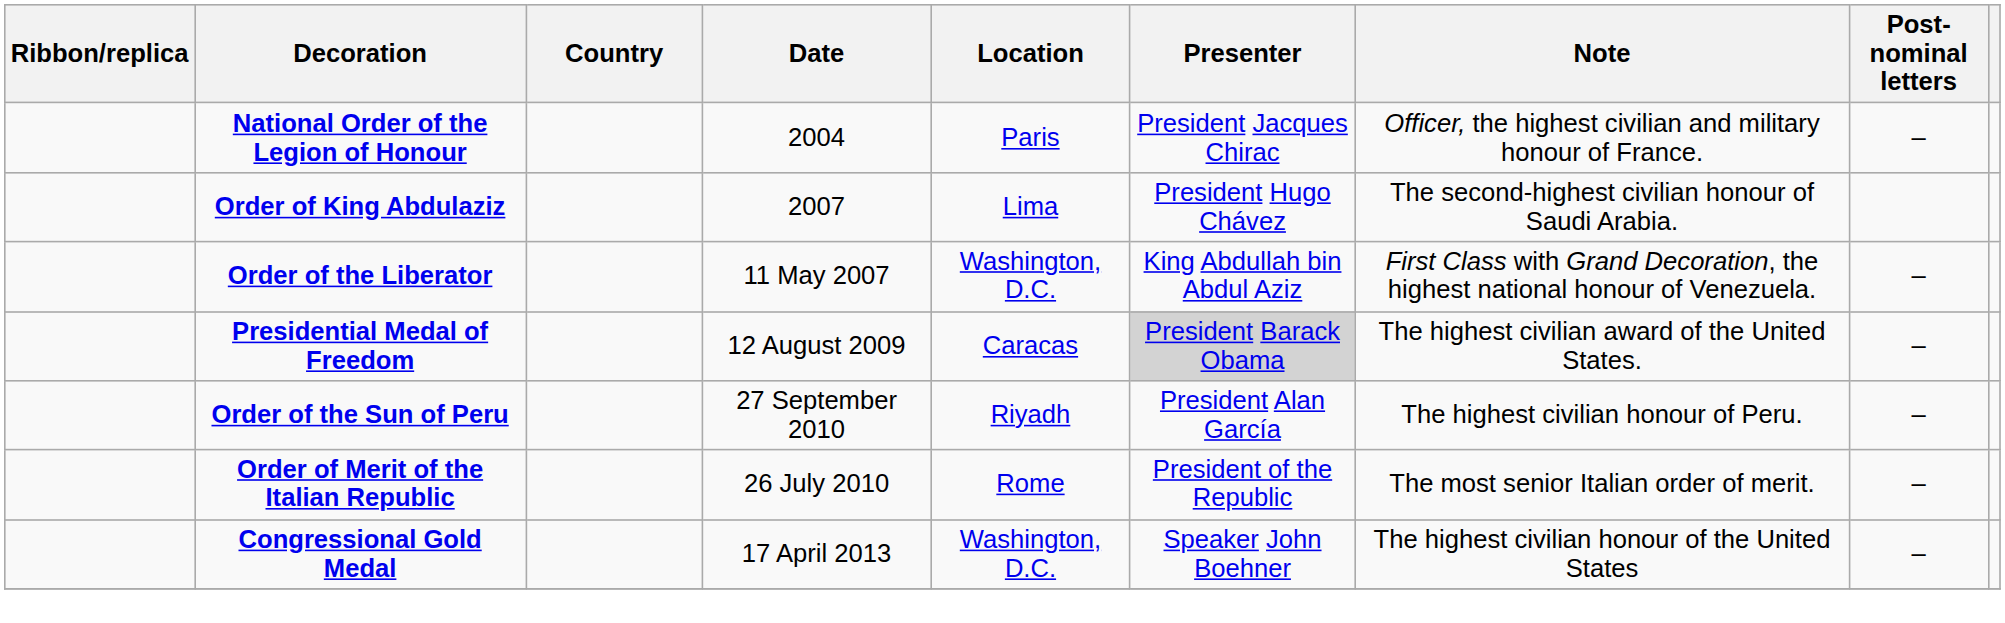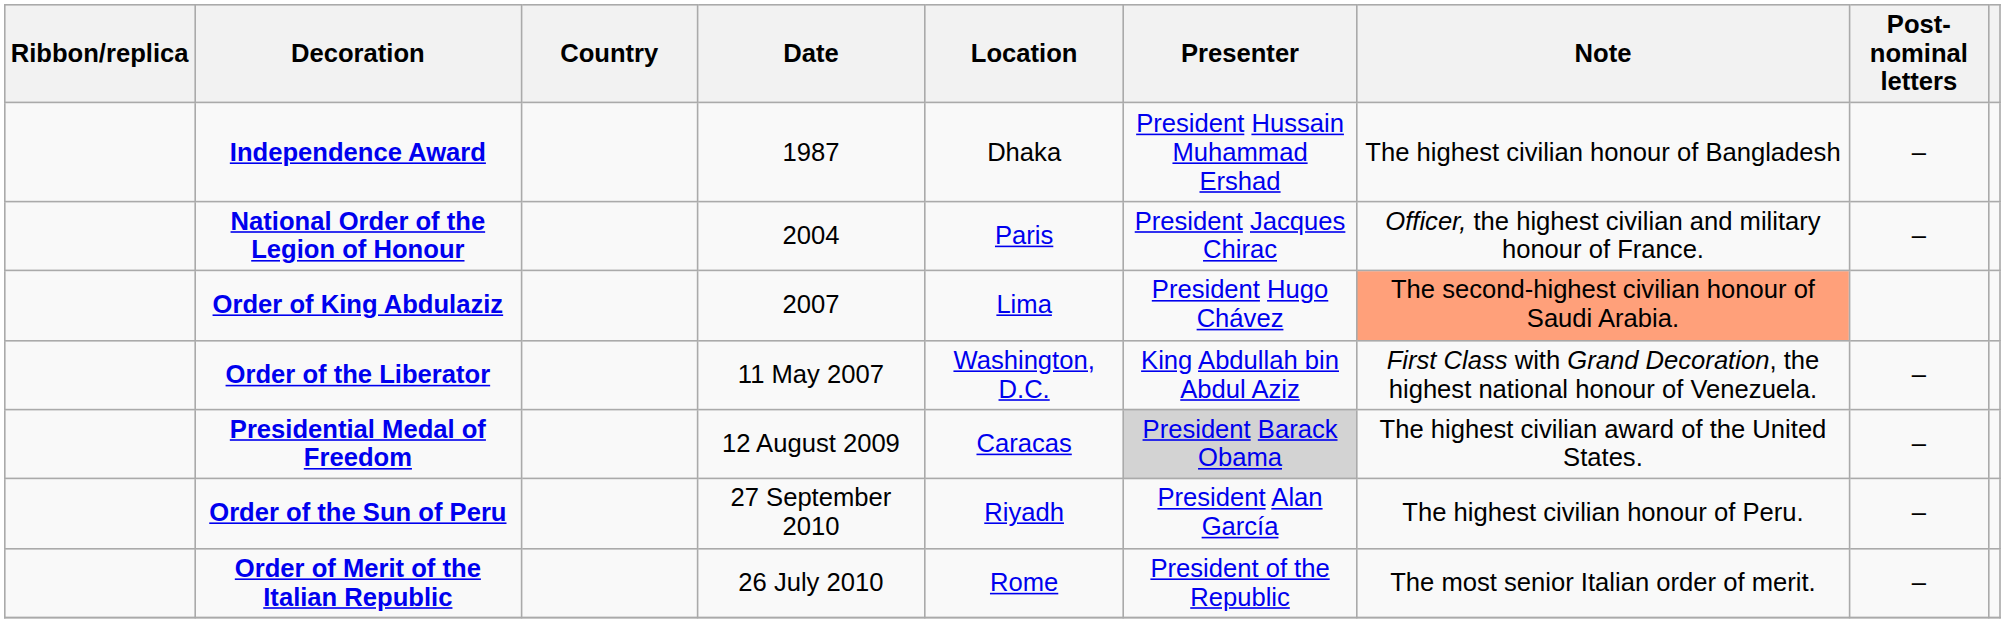+ row: (358, 151)
(1602, 206) no background -> (1603, 304) lightsalmon background
- row: (360, 553)
